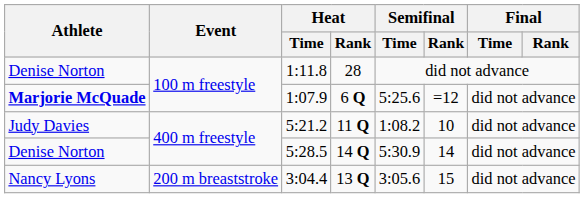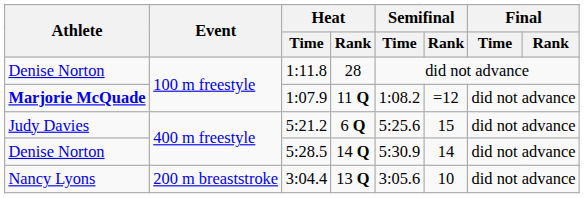(353, 98) 6 Q -> (353, 98) 11 Q
(399, 98) 5:25.6 -> (399, 98) 1:08.2
(353, 125) 11 Q -> (353, 125) 6 Q
(399, 125) 1:08.2 -> (399, 125) 5:25.6
(446, 125) 10 -> (446, 125) 15
(446, 179) 15 -> (446, 179) 10
